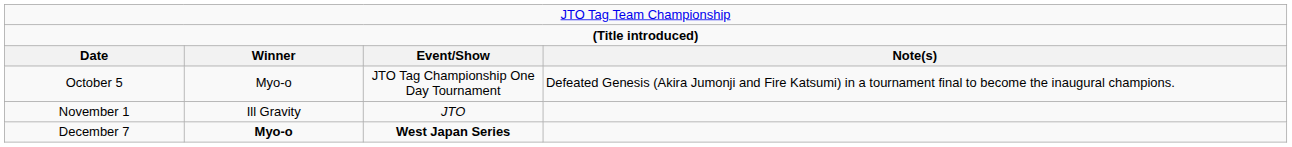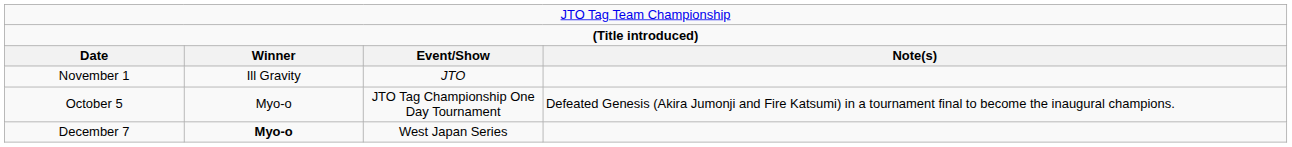rows swapped: (94, 83) <-> (94, 111)
(453, 132) bold -> (453, 132) normal
